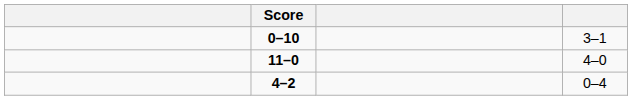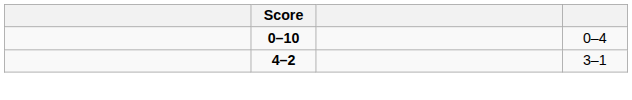(595, 38) 3–1 -> (595, 38) 0–4
- row: (284, 60)
(595, 83) 0–4 -> (595, 60) 3–1
